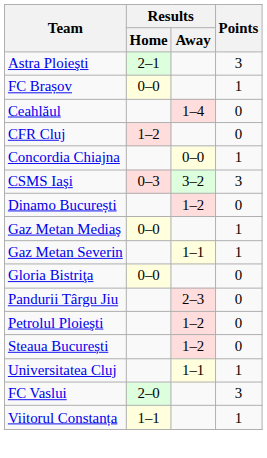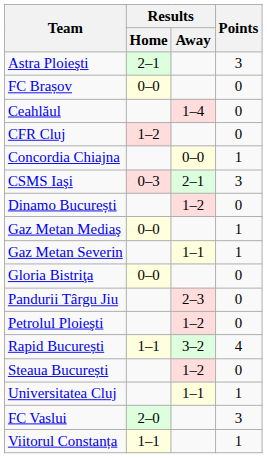(238, 87) 1 -> (238, 87) 0
(193, 181) 3–2 -> (193, 181) 2–1
+ row: (56, 346)
